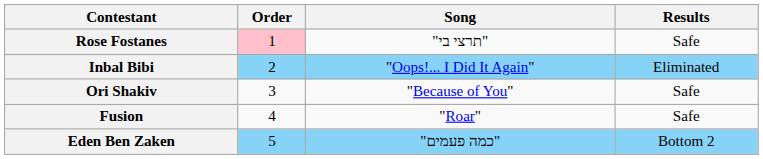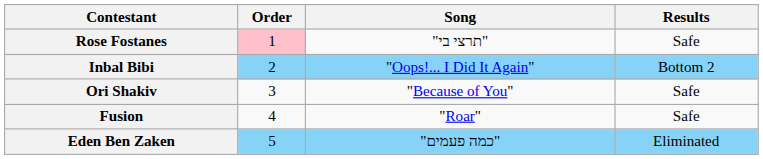(686, 66) Eliminated -> (686, 66) Bottom 2
(686, 141) Bottom 2 -> (686, 141) Eliminated
